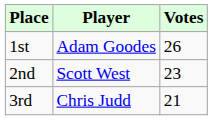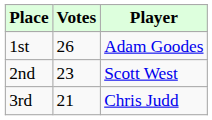columns swapped: (106, 18) <-> (184, 18)
